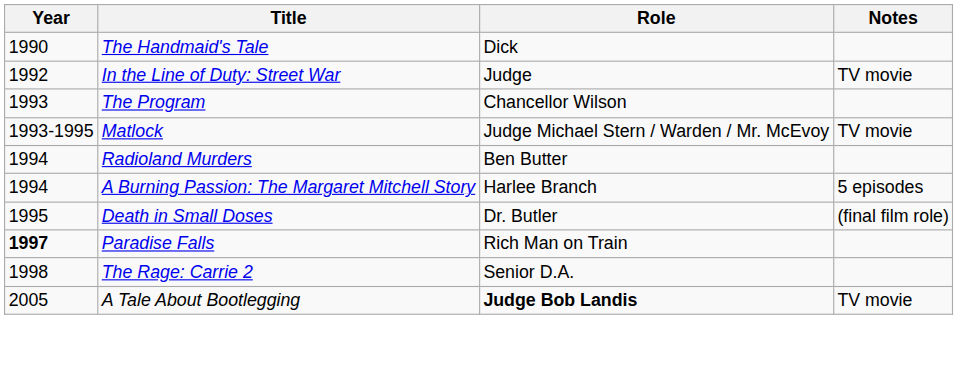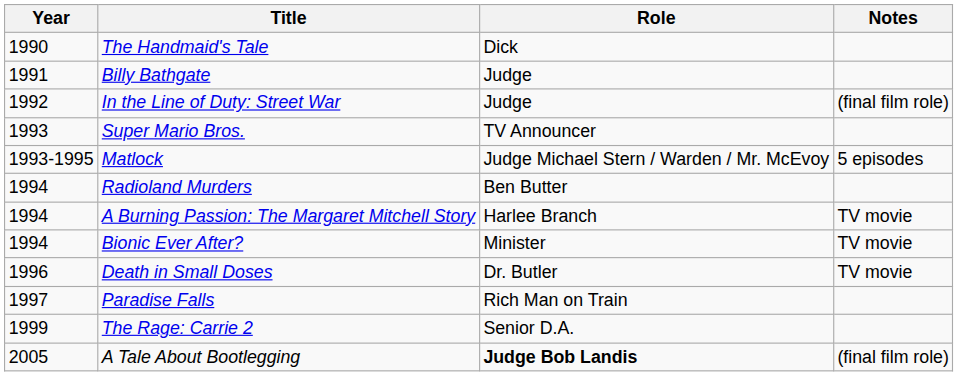+ row: (156, 74)
(875, 74) TV movie -> (893, 103) (final film role)
+ row: (173, 131)
- row: (154, 103)
(875, 131) TV movie -> (880, 159) 5 episodes
(880, 187) 5 episodes -> (875, 215) TV movie
+ row: (173, 243)
(28, 215) 1995 -> (28, 272) 1996
(893, 215) (final film role) -> (875, 272) TV movie
(28, 243) bold -> (28, 300) normal
(28, 272) 1998 -> (28, 328) 1999
(875, 300) TV movie -> (893, 356) (final film role)
